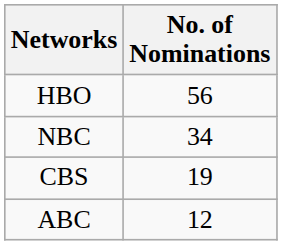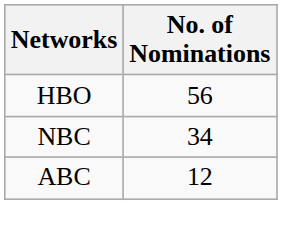- row: (64, 177)
